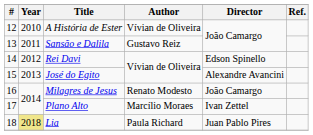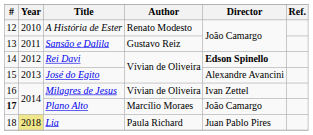(164, 28) Vívian de Oliveira -> (159, 28) Renato Modesto
(235, 59) normal -> (237, 59) bold
(159, 91) Renato Modesto -> (164, 91) Vívian de Oliveira
(234, 91) João Camargo -> (227, 91) Ivan Zettel
(12, 106) normal -> (12, 106) bold
(227, 106) Ivan Zettel -> (234, 106) João Camargo
